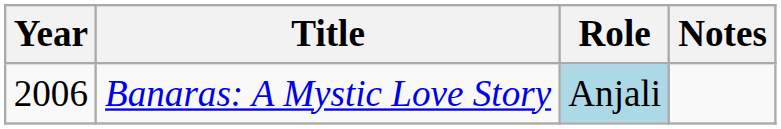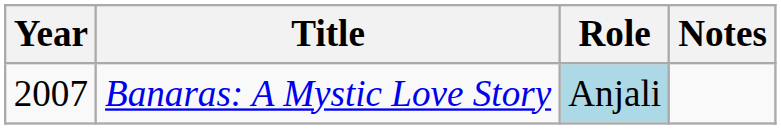(51, 92) 2006 -> (51, 92) 2007
